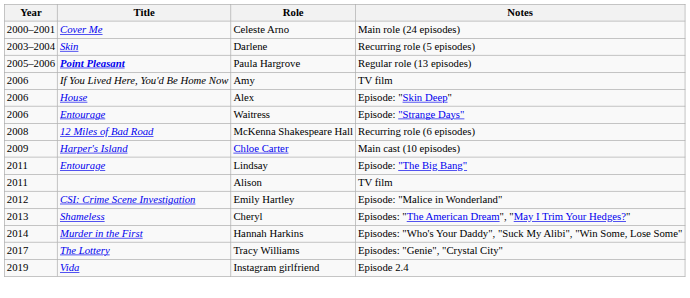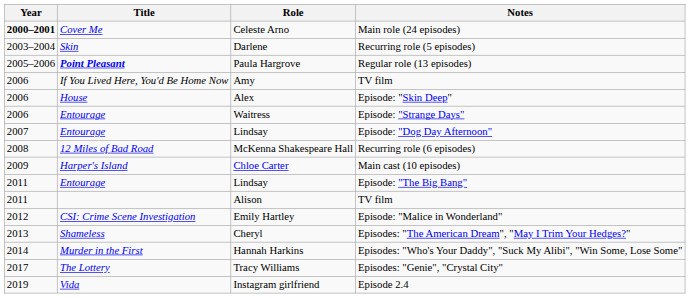(31, 30) normal -> (31, 30) bold
+ row: (251, 132)
